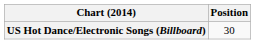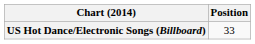(229, 30) 30 -> (229, 30) 33
